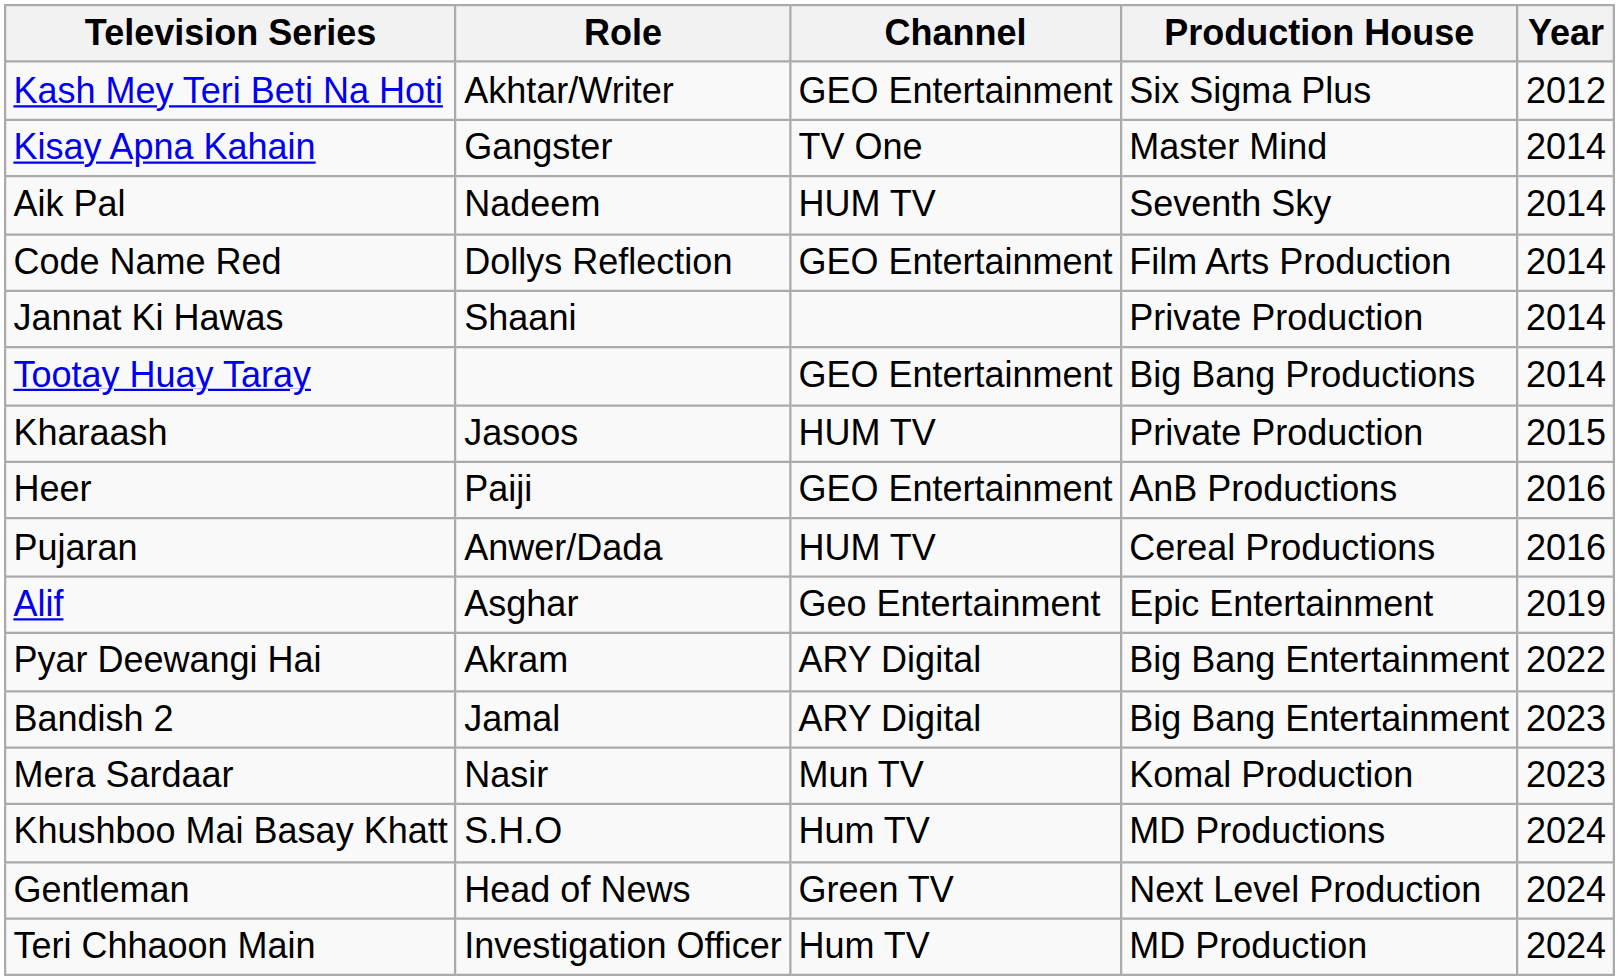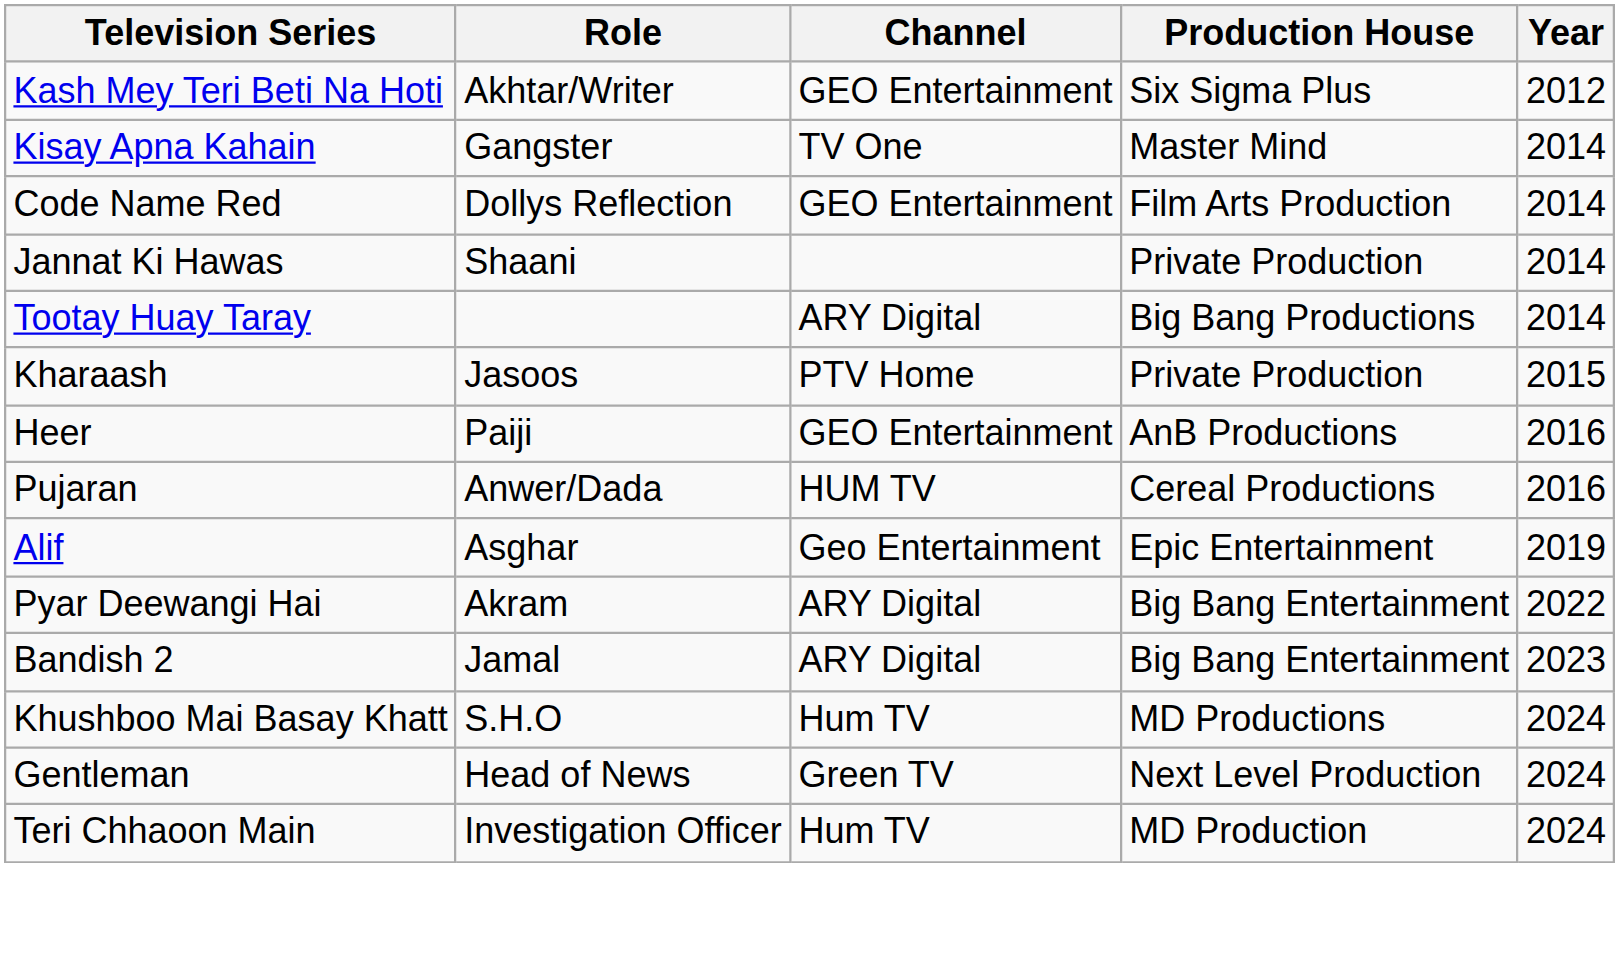- row: (69, 204)
(955, 375) GEO Entertainment -> (890, 318) ARY Digital
(867, 432) HUM TV -> (886, 375) PTV Home
- row: (123, 775)
